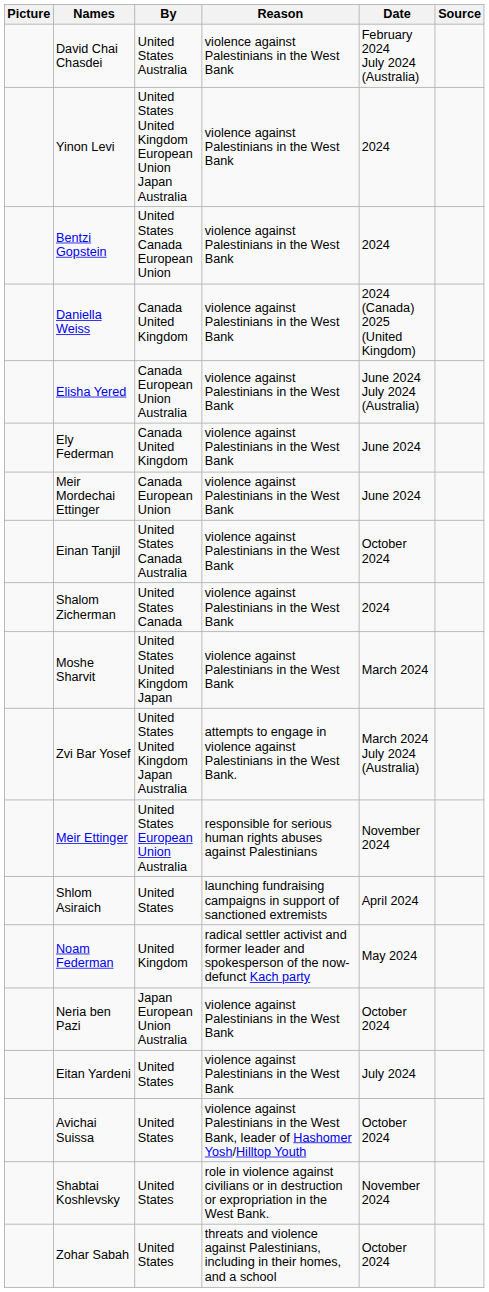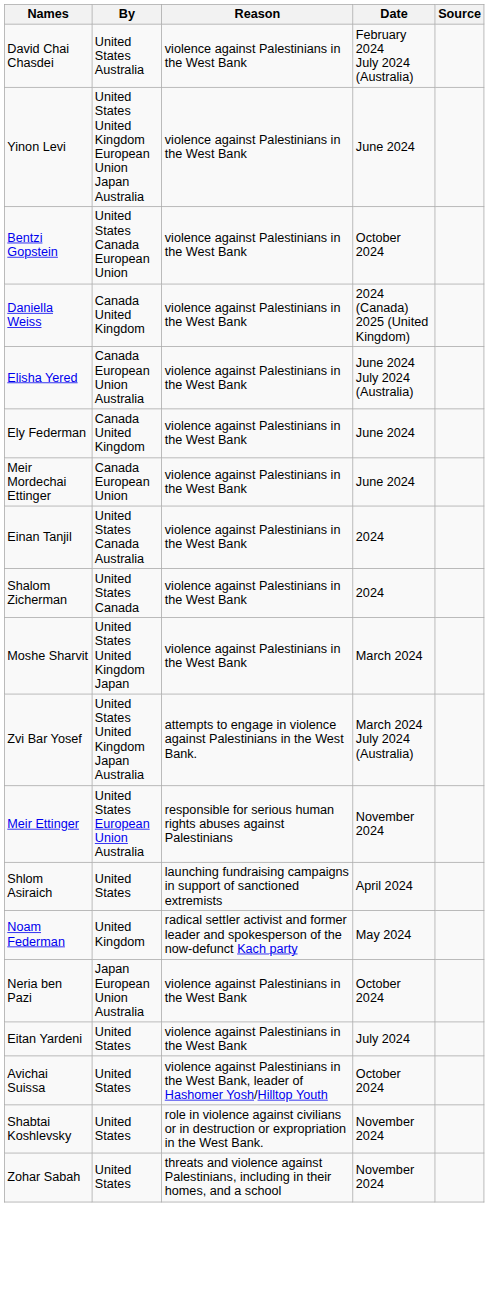- column: (29, 14)
(376, 147) 2024 -> (385, 147) June 2024
(376, 245) 2024 -> (378, 245) October 2024
(384, 551) October 2024 -> (370, 537) 2024
(384, 1255) October 2024 -> (385, 1177) November 2024
